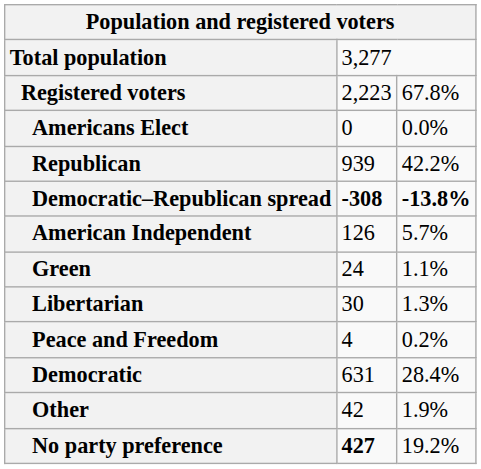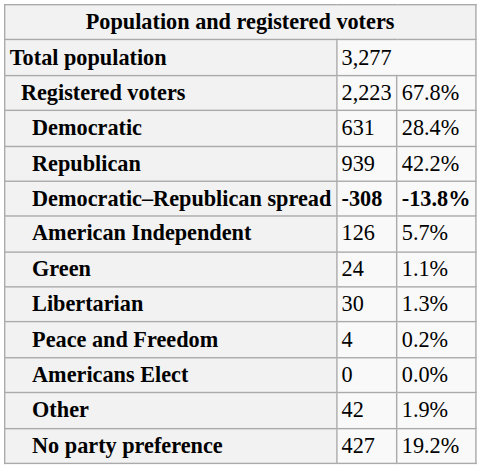rows swapped: (76, 374) <-> (99, 127)
(358, 445) bold -> (358, 445) normal
